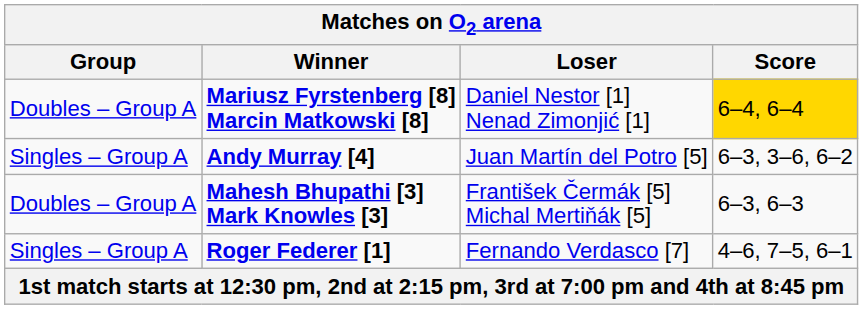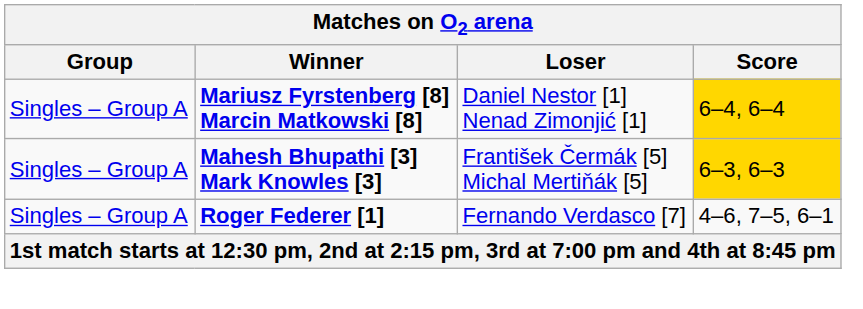(103, 108) Doubles – Group A -> (99, 108) Singles – Group A
- row: (291, 156)
(103, 203) Doubles – Group A -> (99, 168) Singles – Group A
(761, 203) no background -> (742, 168) gold background
